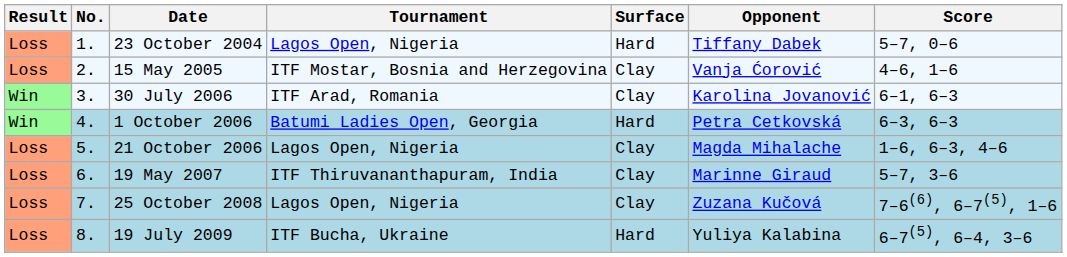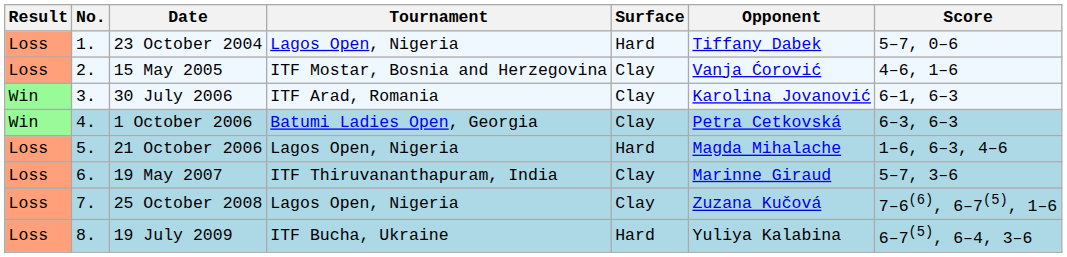(635, 122) Hard -> (635, 122) Clay
(635, 149) Clay -> (635, 149) Hard
